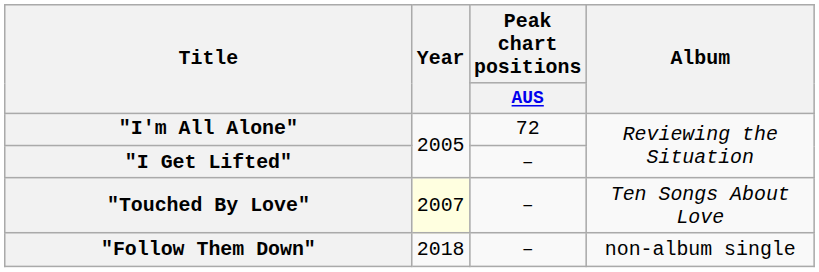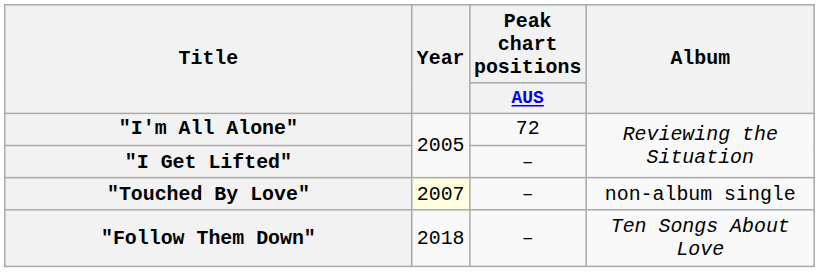(700, 206) Ten Songs About Love -> (700, 194) non-album single
(700, 250) non-album single -> (700, 238) Ten Songs About Love
